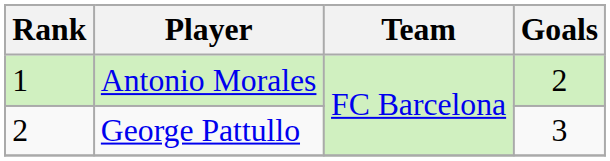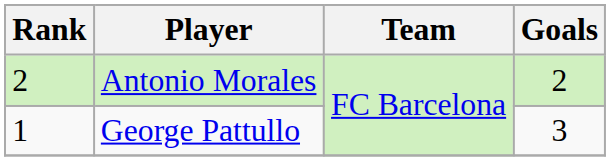(20, 79) 1 -> (20, 79) 2
(20, 130) 2 -> (20, 130) 1
